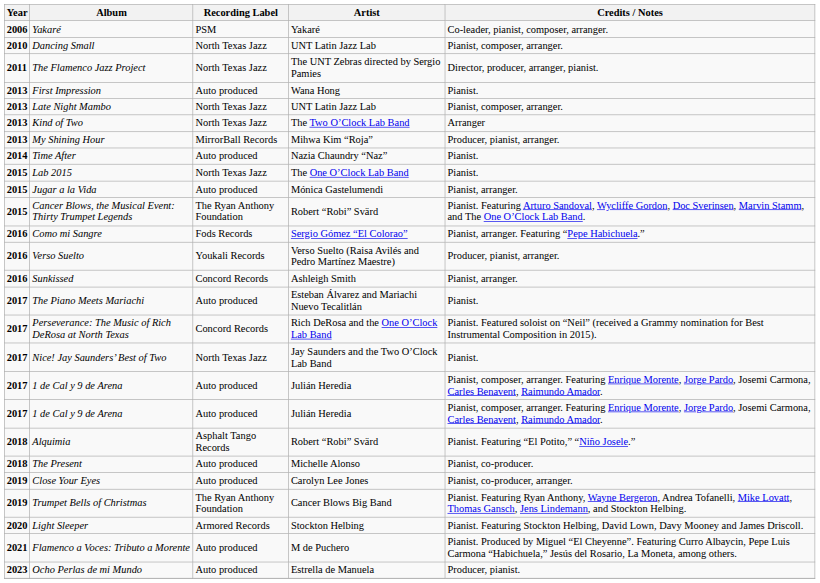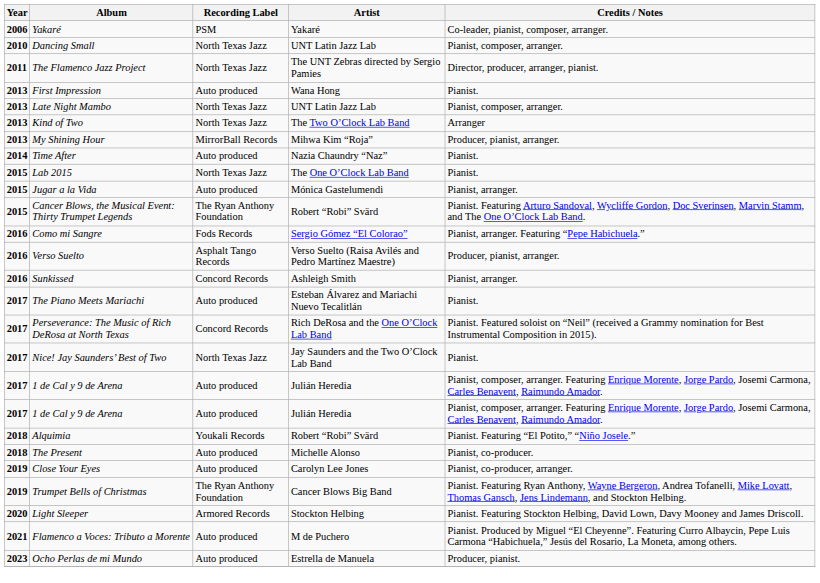(230, 256) Youkali Records -> (226, 256) Asphalt Tango Records
(226, 442) Asphalt Tango Records -> (230, 436) Youkali Records
